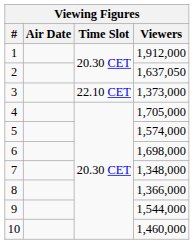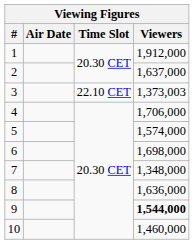(161, 72) 1,637,050 -> (161, 72) 1,637,000
(161, 92) 1,373,000 -> (161, 92) 1,373,003
(161, 111) 1,705,000 -> (161, 111) 1,706,000
(161, 190) 1,366,000 -> (161, 190) 1,636,000
(161, 209) normal -> (161, 209) bold
